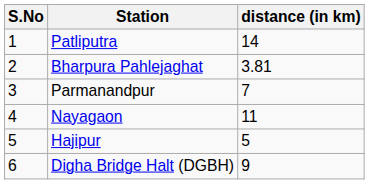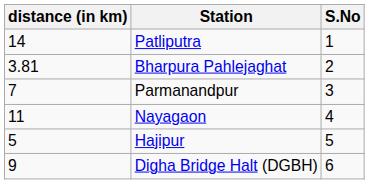columns swapped: (26, 16) <-> (301, 16)
